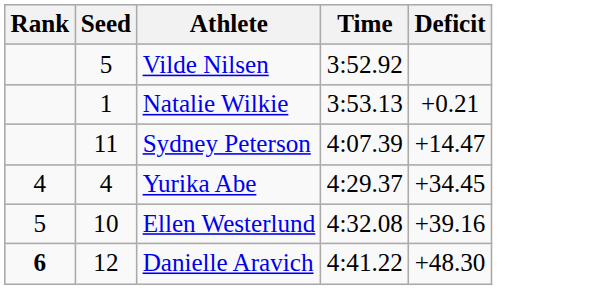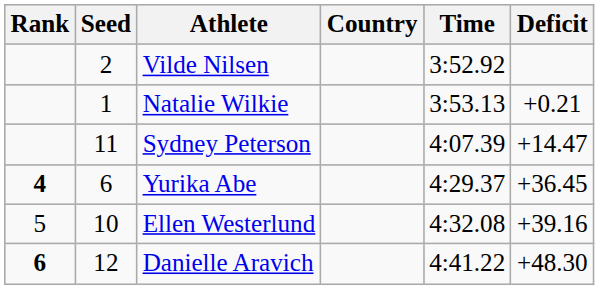+ column: (372, 24)
(106, 64) 5 -> (106, 64) 2
(40, 183) normal -> (40, 183) bold
(106, 183) 4 -> (106, 183) 6
(450, 183) +34.45 -> (552, 183) +36.45
